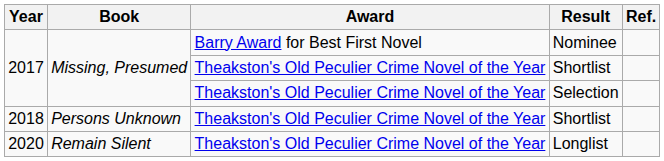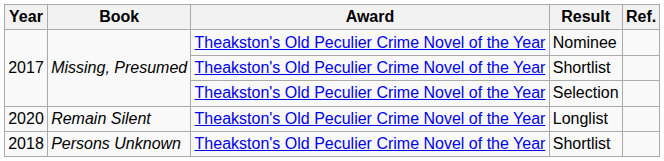(308, 42) Barry Award for Best First Novel -> (370, 42) Theakston's Old Peculier Crime Novel of the Year
rows swapped: (26, 118) <-> (26, 144)
